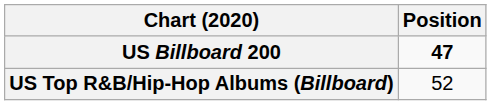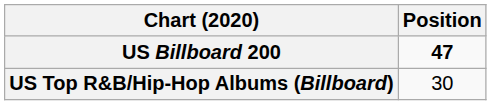(442, 83) 52 -> (442, 83) 30
